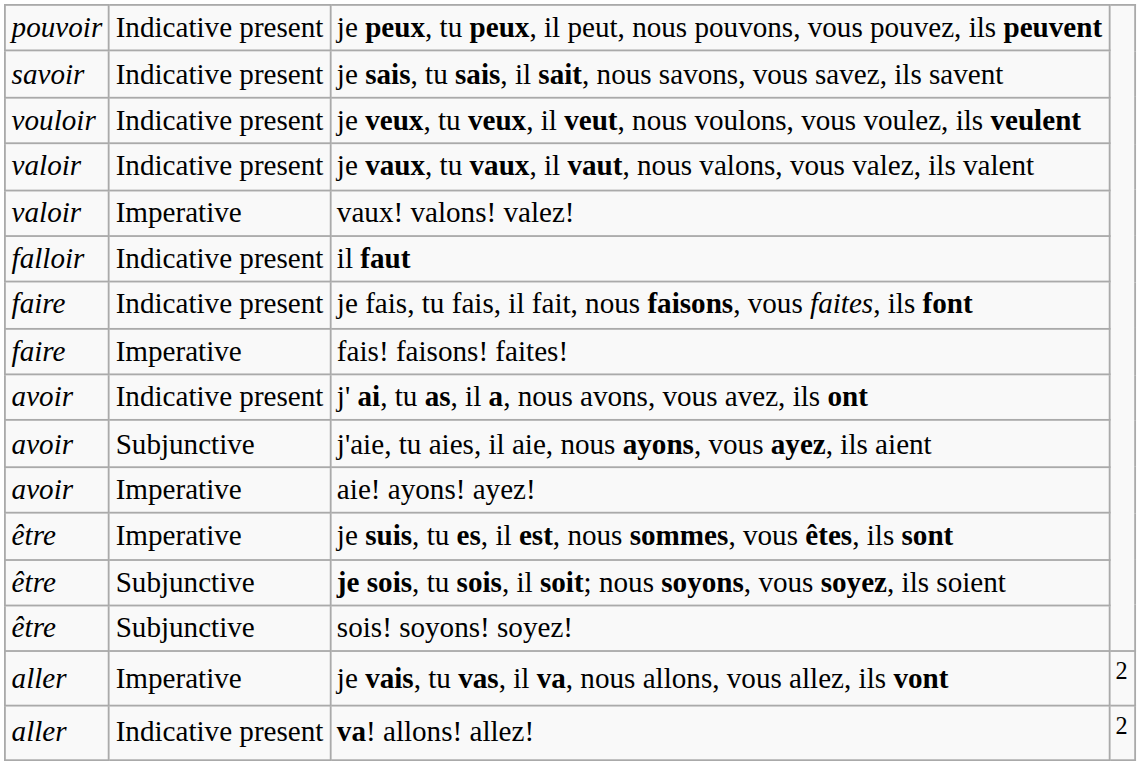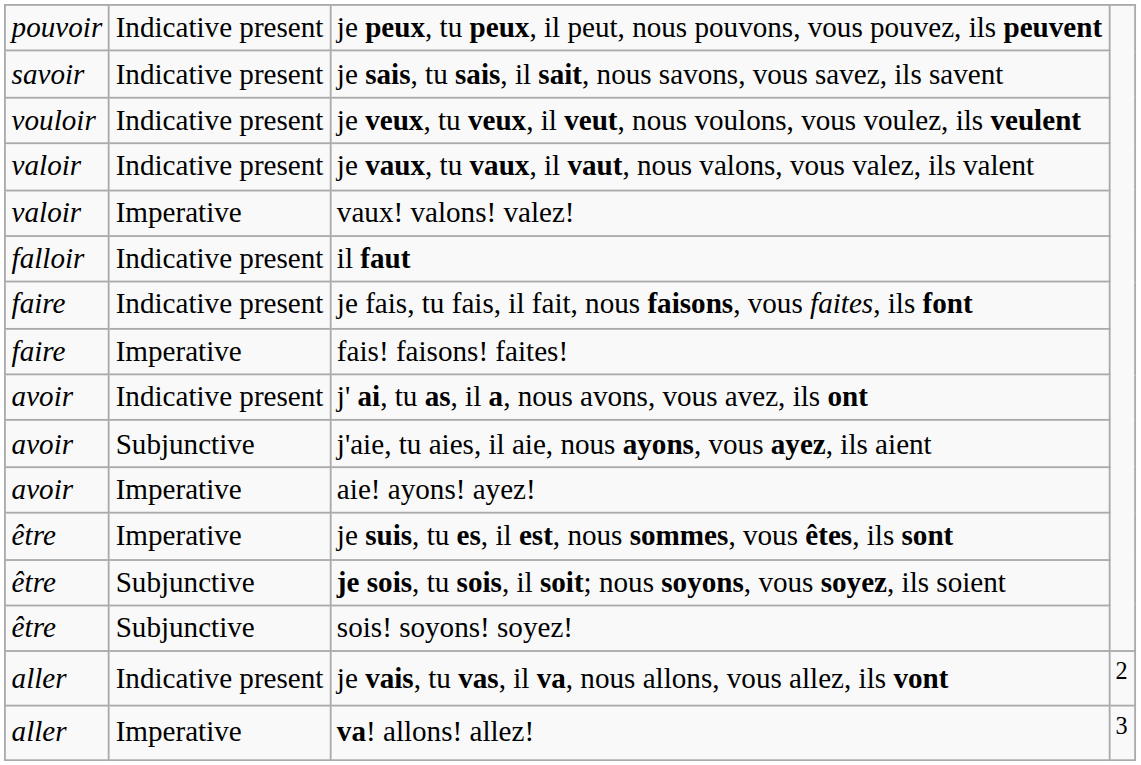(179, 678) Imperative -> (220, 678) Indicative present
(220, 732) Indicative present -> (179, 732) Imperative
(1122, 726) 2 -> (1122, 726) 3
